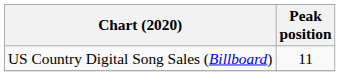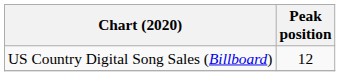(306, 58) 11 -> (306, 58) 12
